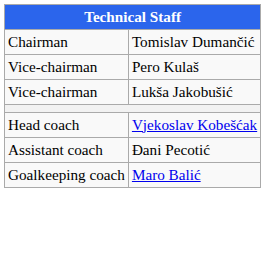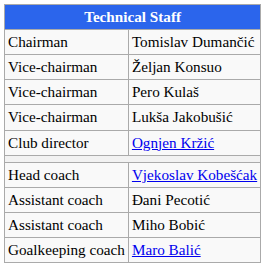+ row: (177, 67)
+ row: (173, 142)
+ row: (168, 224)
